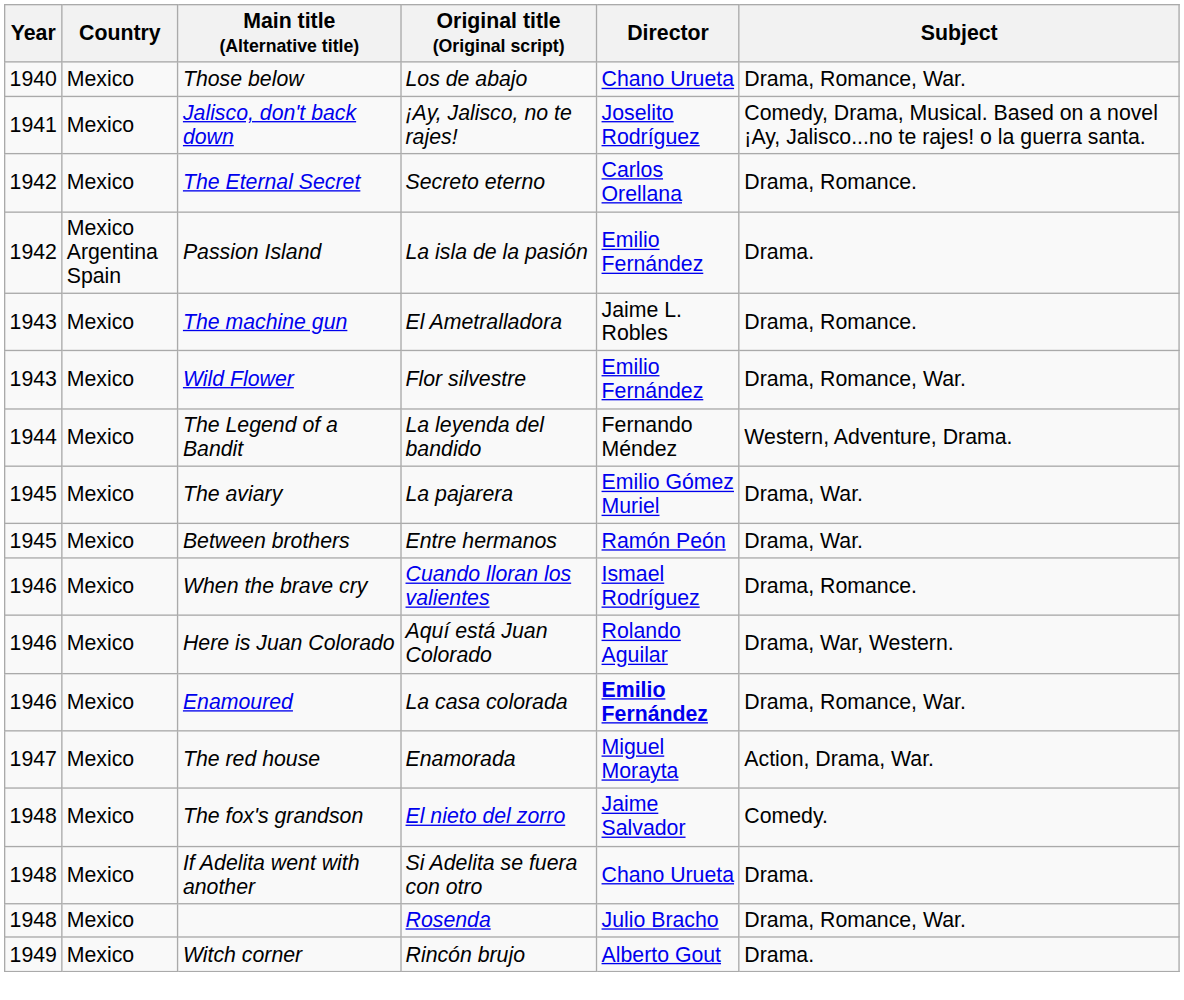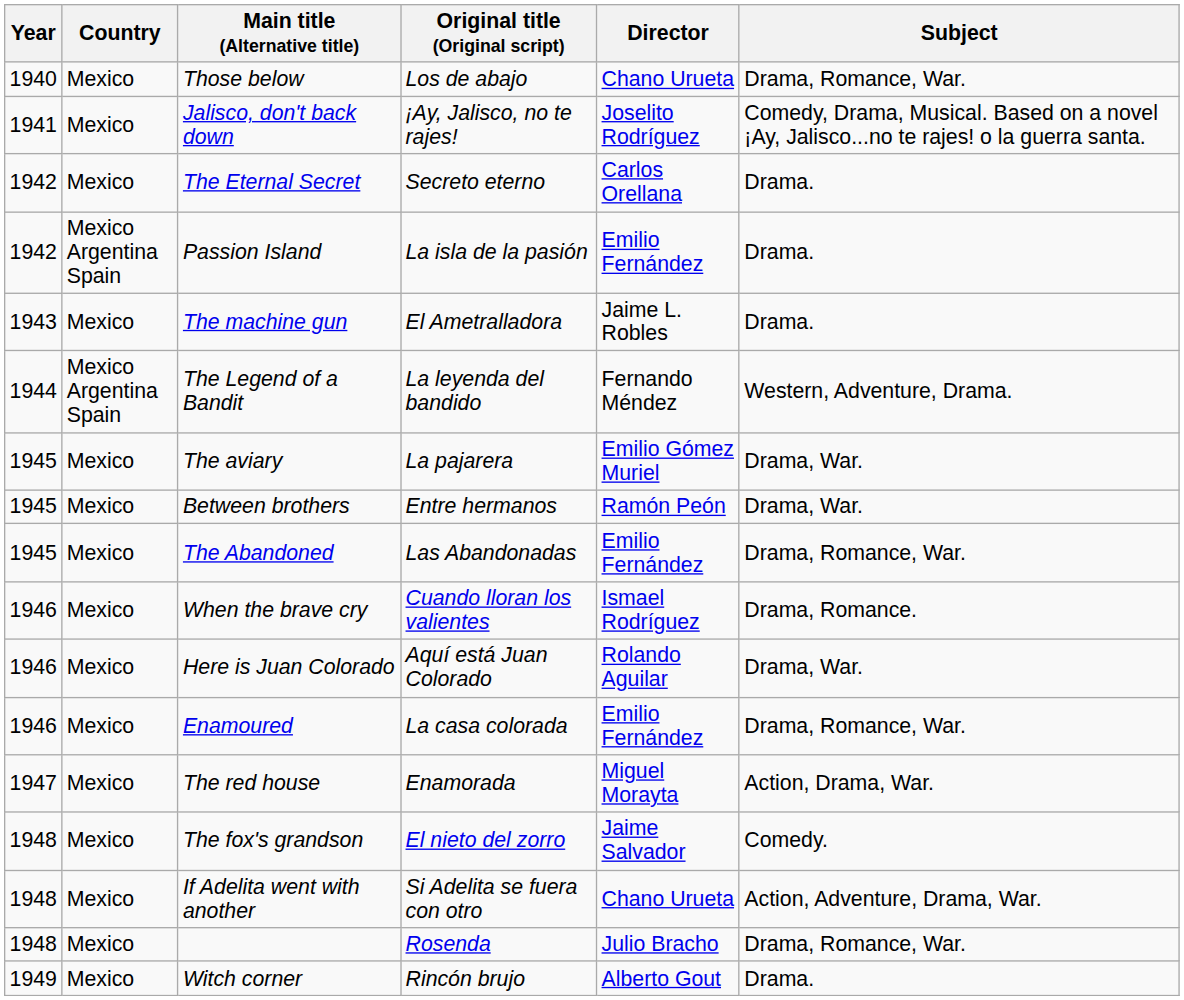(831, 182) Drama, Romance. -> (779, 182) Drama.
(831, 321) Drama, Romance. -> (779, 321) Drama.
- row: (238, 379)
(100, 437) Mexico -> (112, 391) Mexico Argentina Spain
+ row: (258, 552)
(849, 643) Drama, War, Western. -> (804, 667) Drama, War.
(655, 701) bold -> (652, 725) normal
(779, 874) Drama. -> (893, 898) Action, Adventure, Drama, War.
